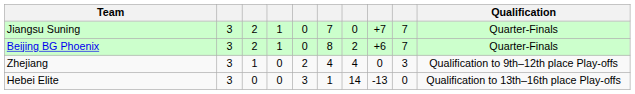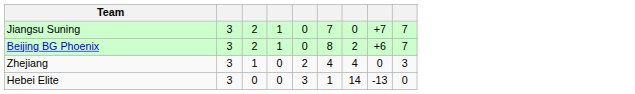- column: (524, 13)
